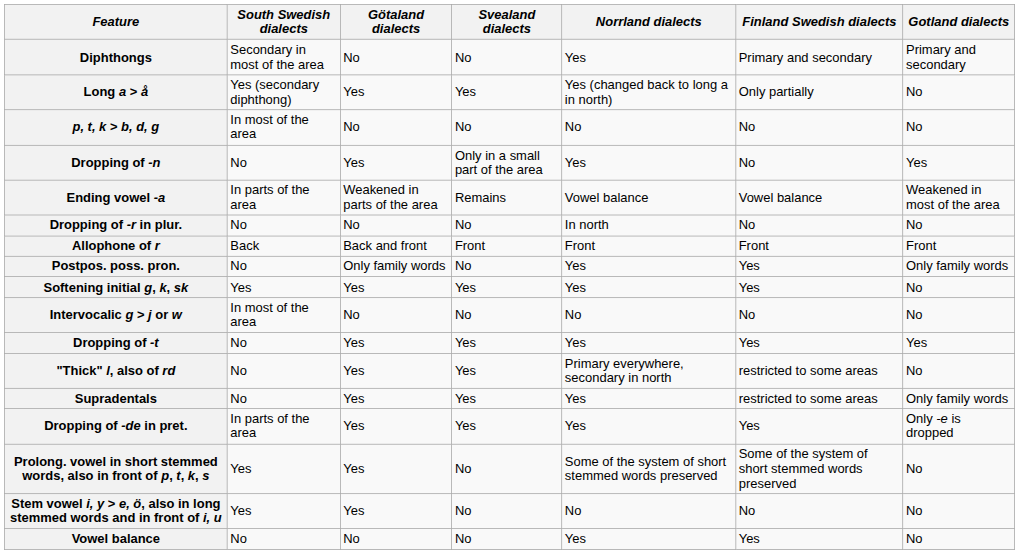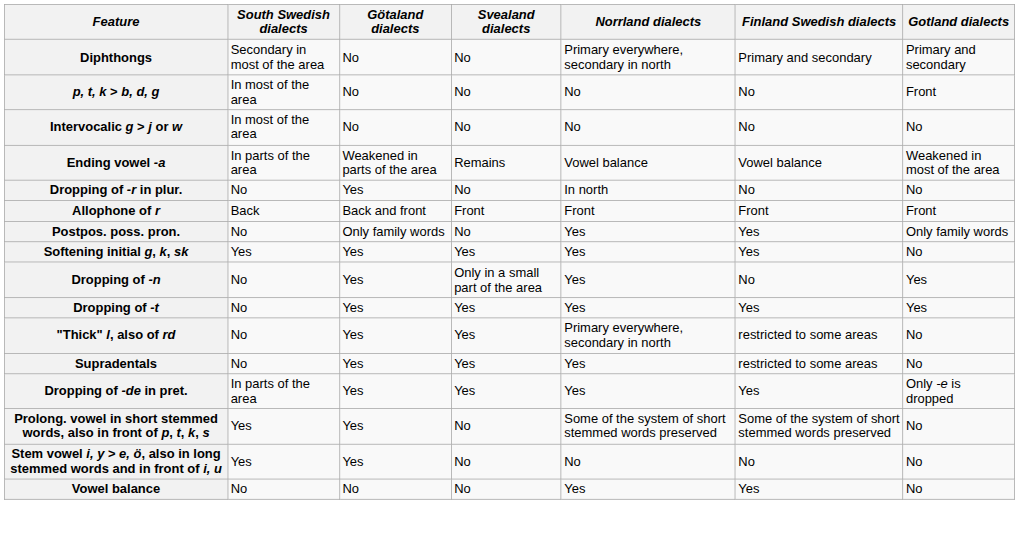(575, 57) Yes -> (624, 57) Primary everywhere, secondary in north
- row: (116, 92)
(914, 127) No -> (921, 92) Front
rows swapped: (116, 315) <-> (116, 162)
(352, 225) No -> (353, 190) Yes
(957, 398) Only family words -> (914, 363) No
